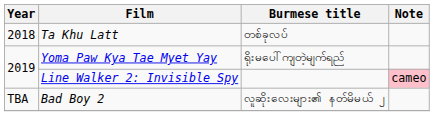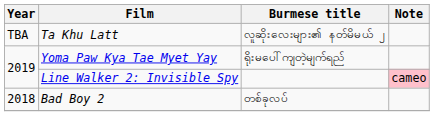(21, 35) 2018 -> (18, 35) TBA
(266, 34) တစ်ခုလပ် -> (315, 34) လူဆိုးလေးများ၏ နတ်မိမယ် ၂
(18, 99) TBA -> (21, 99) 2018
(315, 98) လူဆိုးလေးများ၏ နတ်မိမယ် ၂ -> (266, 98) တစ်ခုလပ်
